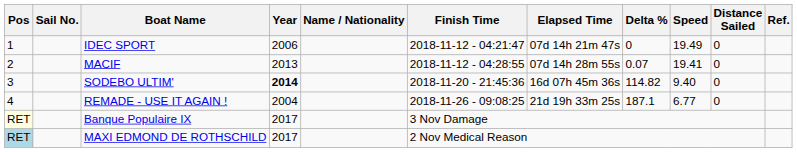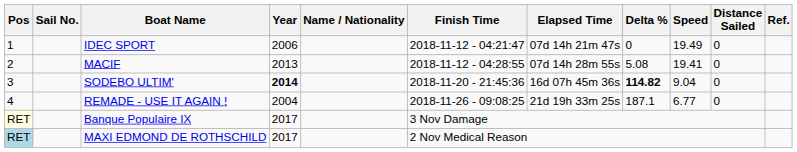(637, 63) 0.07 -> (637, 63) 5.08
(643, 82) normal -> (643, 82) bold
(684, 82) 9.40 -> (684, 82) 9.04
